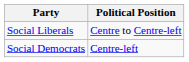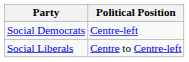rows swapped: (46, 48) <-> (40, 30)
